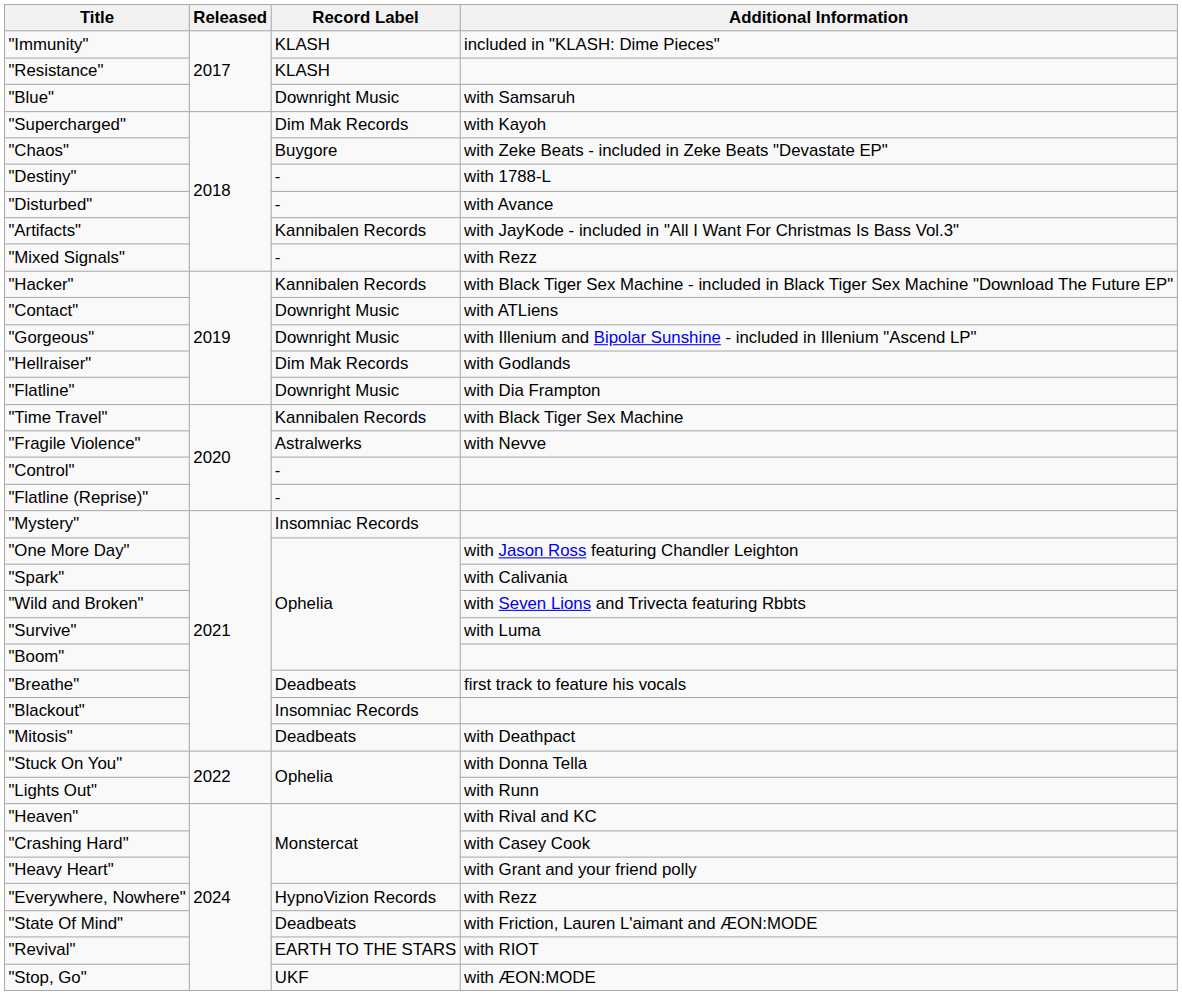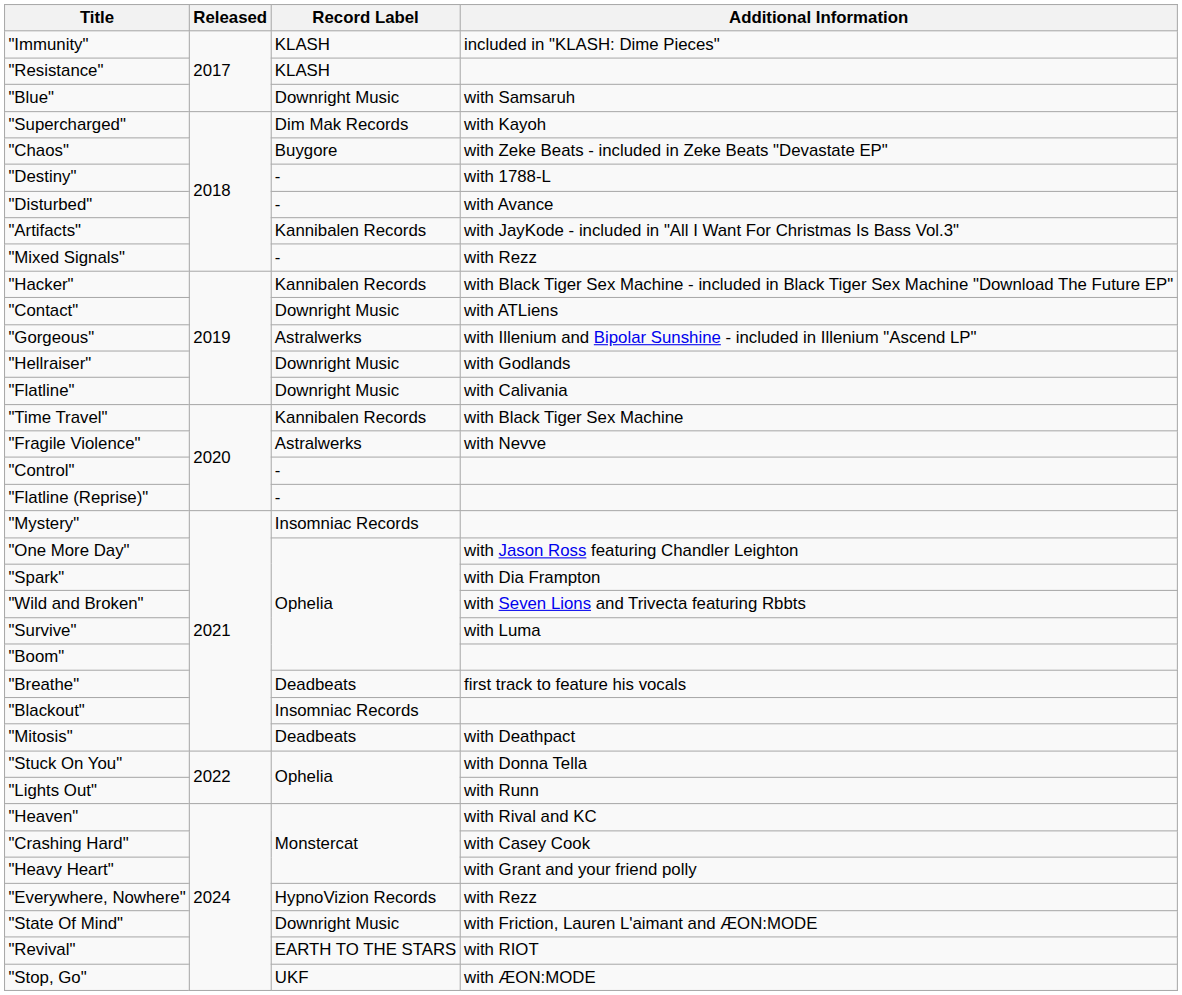(337, 337) Downright Music -> (318, 337) Astralwerks
(342, 364) Dim Mak Records -> (337, 364) Downright Music
(532, 390) with Dia Frampton -> (516, 390) with Calivania
(516, 577) with Calivania -> (532, 577) with Dia Frampton
(315, 923) Deadbeats -> (337, 923) Downright Music
